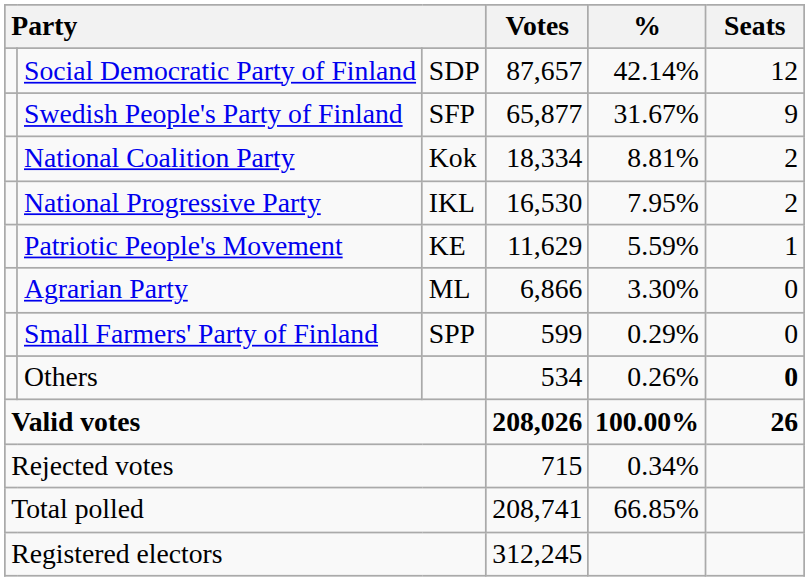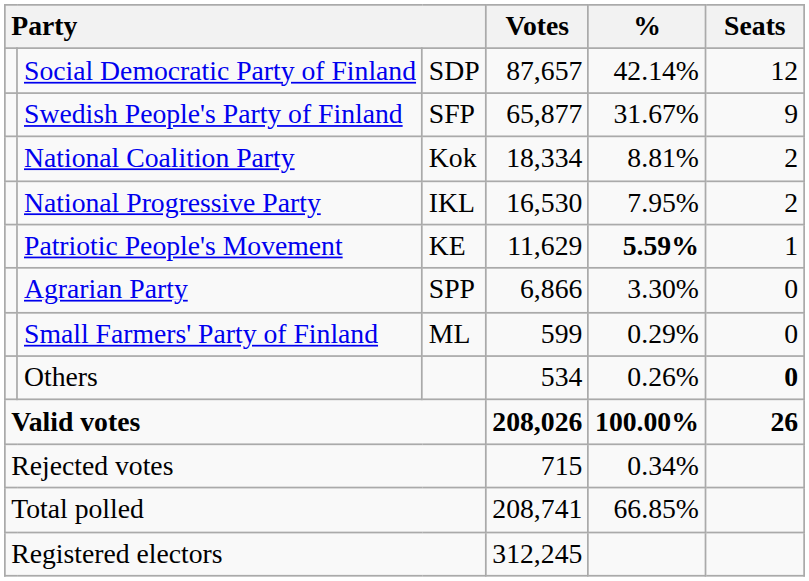(663, 245) normal -> (661, 245) bold
(450, 289) ML -> (452, 289) SPP
(452, 333) SPP -> (450, 333) ML
